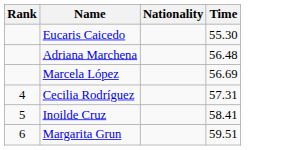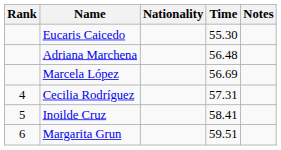+ column: (258, 14)
